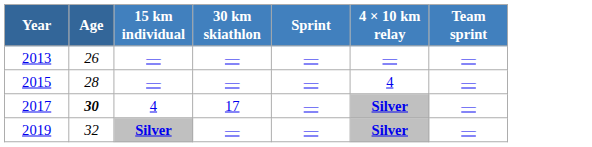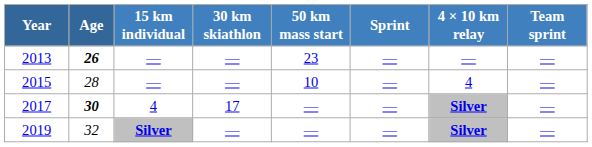+ column: (311, 25)
(91, 58) normal -> (91, 58) bold
